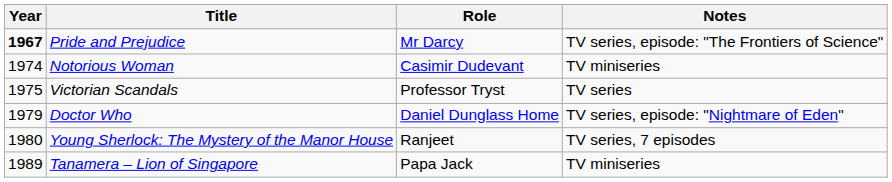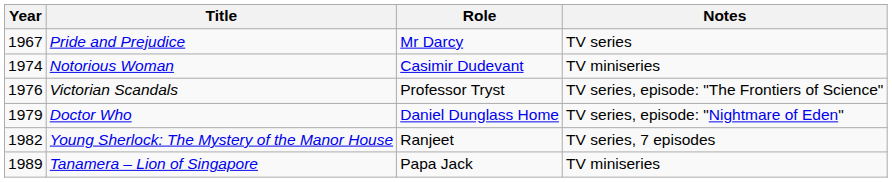(25, 41) bold -> (25, 41) normal
(725, 41) TV series, episode: "The Frontiers of Science" -> (599, 41) TV series
(25, 90) 1975 -> (25, 90) 1976
(599, 90) TV series -> (725, 90) TV series, episode: "The Frontiers of Science"
(25, 139) 1980 -> (25, 139) 1982
